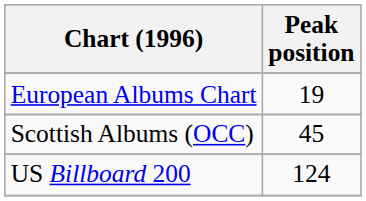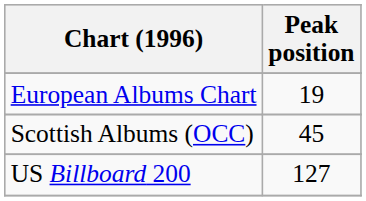(311, 174) 124 -> (311, 174) 127
